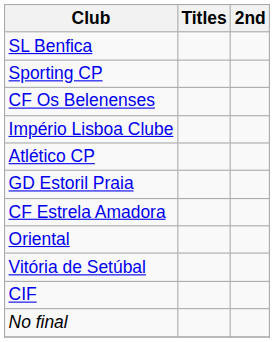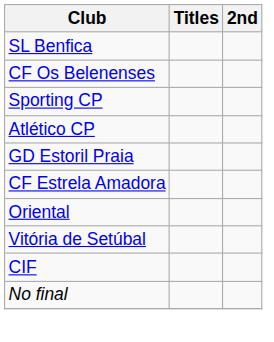rows swapped: (56, 73) <-> (82, 101)
- row: (91, 128)
